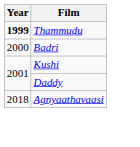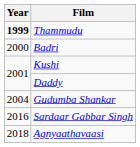+ row: (75, 99)
+ row: (83, 116)
